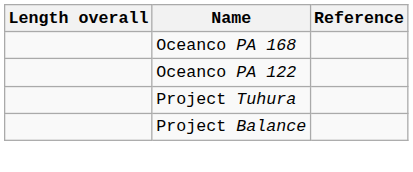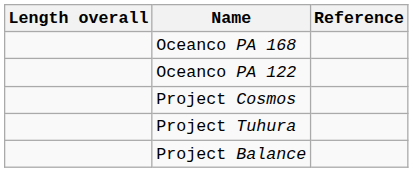+ row: (226, 100)
